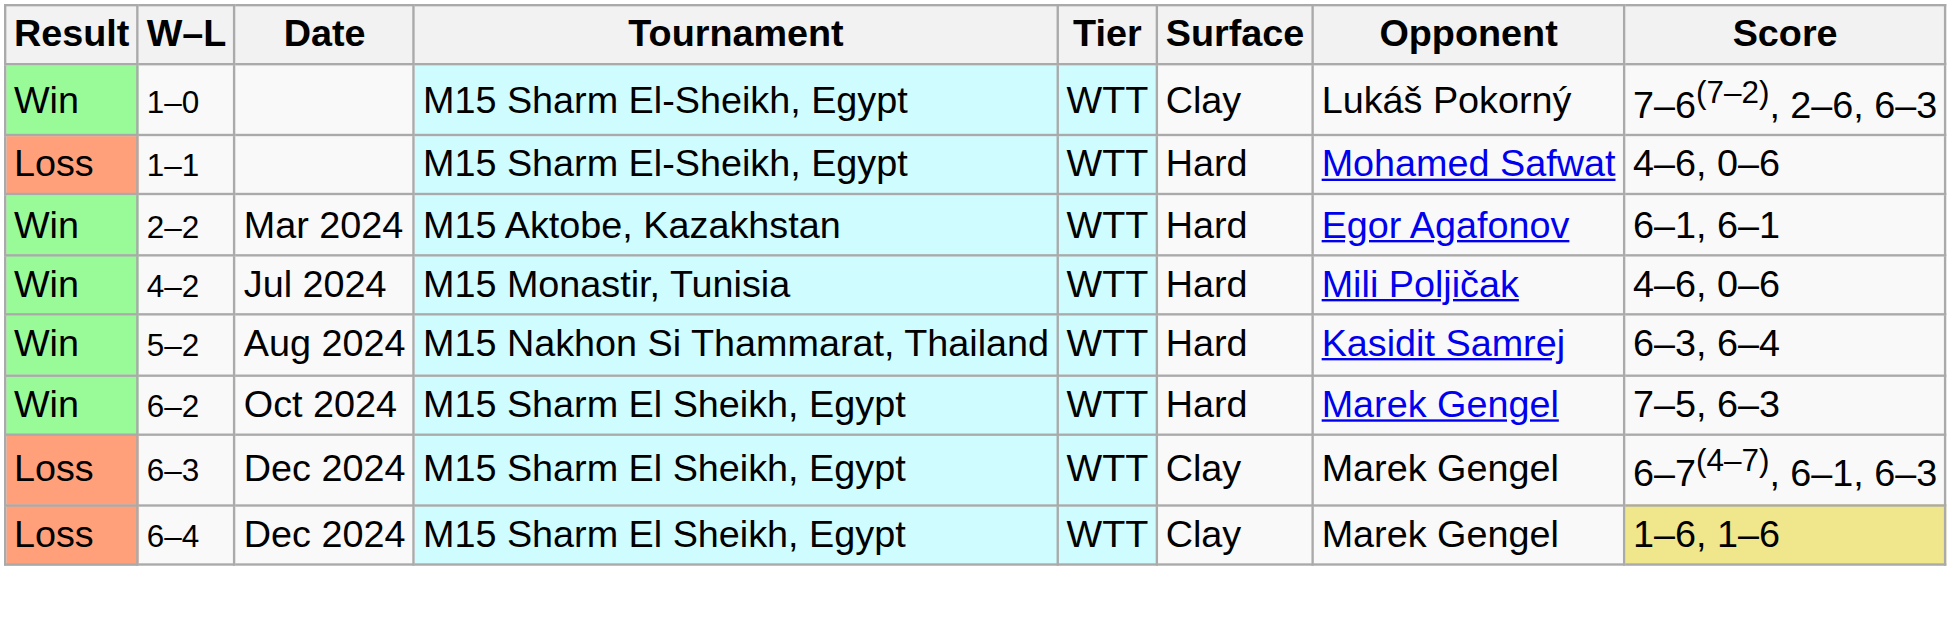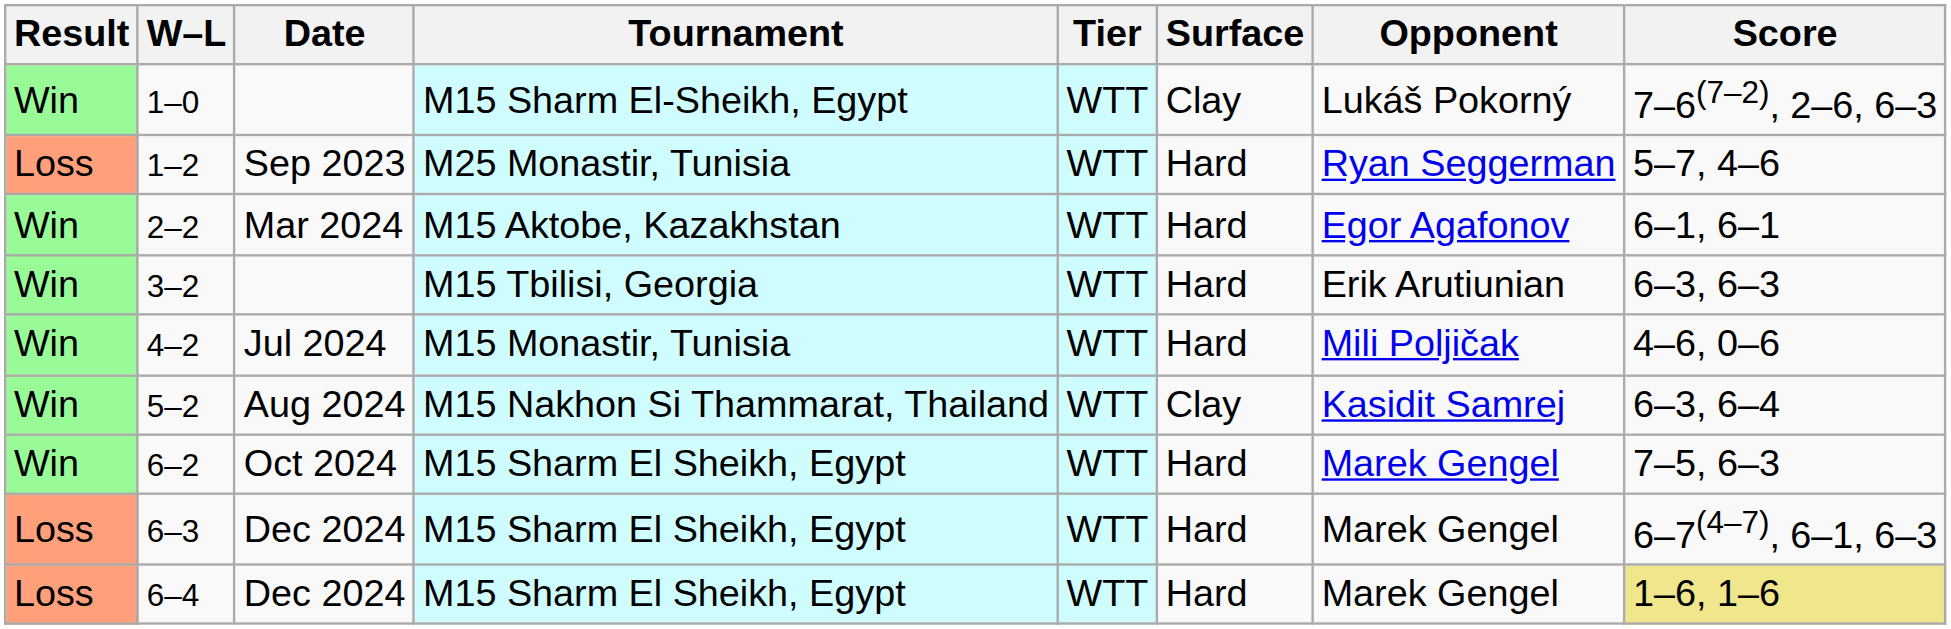- row: (173, 166)
+ row: (173, 166)
+ row: (173, 286)
(1207, 344) Hard -> (1203, 403) Clay
(1203, 468) Clay -> (1207, 528) Hard
(1203, 533) Clay -> (1207, 593) Hard
